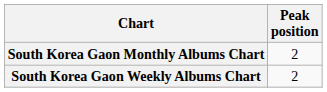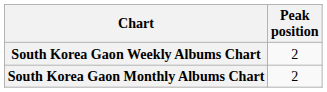rows swapped: (136, 76) <-> (136, 53)
